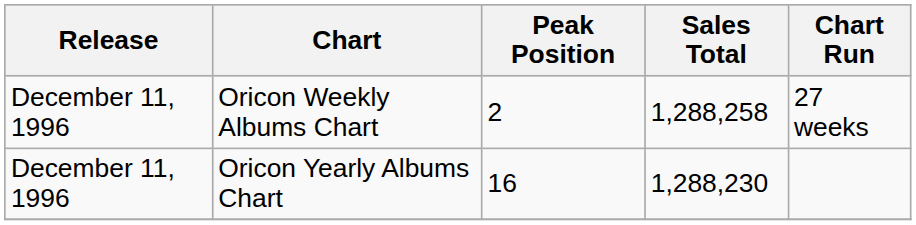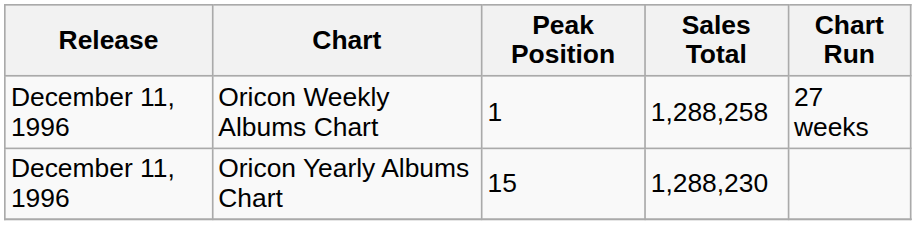(495, 111) 2 -> (495, 111) 1
(502, 183) 16 -> (502, 183) 15
